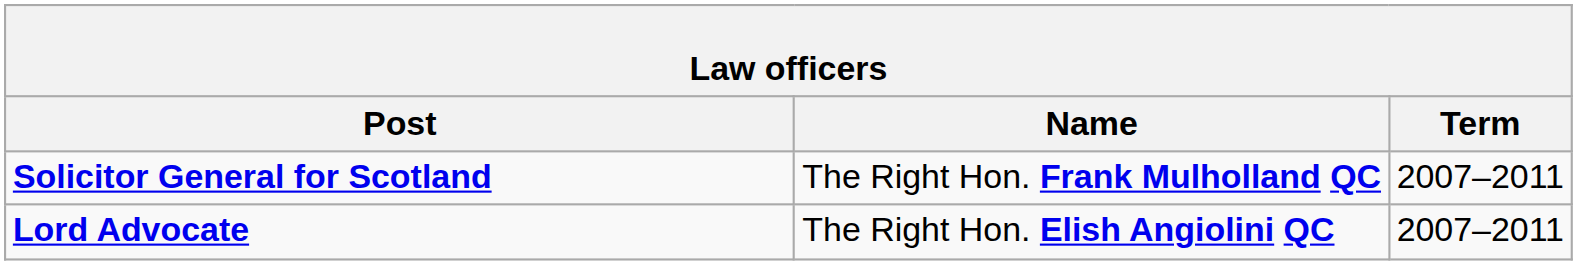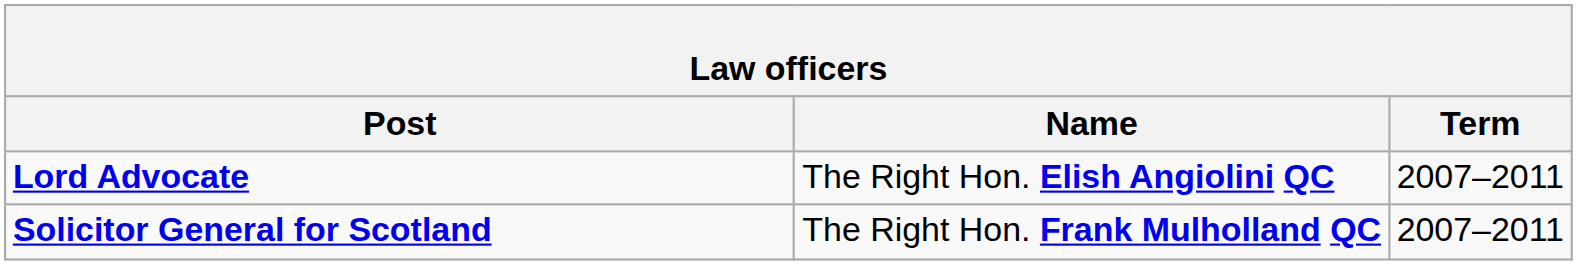rows swapped: (131, 230) <-> (252, 177)
